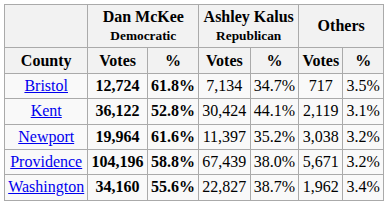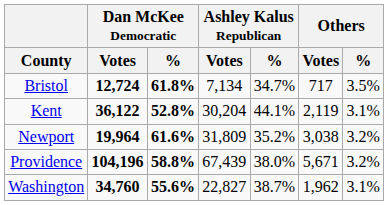(224, 111) 30,424 -> (224, 111) 30,204
(224, 136) 11,397 -> (224, 136) 31,809
(118, 187) 34,160 -> (118, 187) 34,760
(363, 187) 3.4% -> (363, 187) 3.1%
